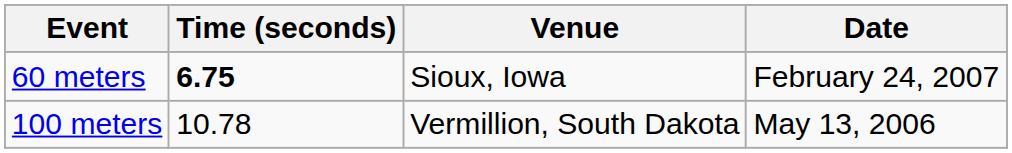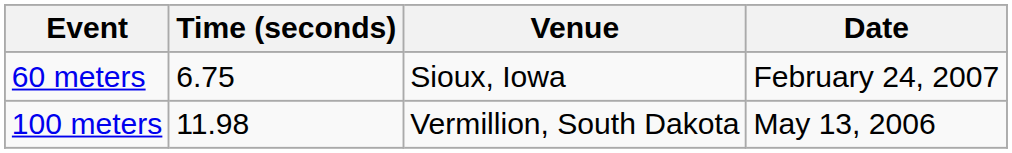(205, 76) bold -> (205, 76) normal
(214, 123) 10.78 -> (213, 123) 11.98
